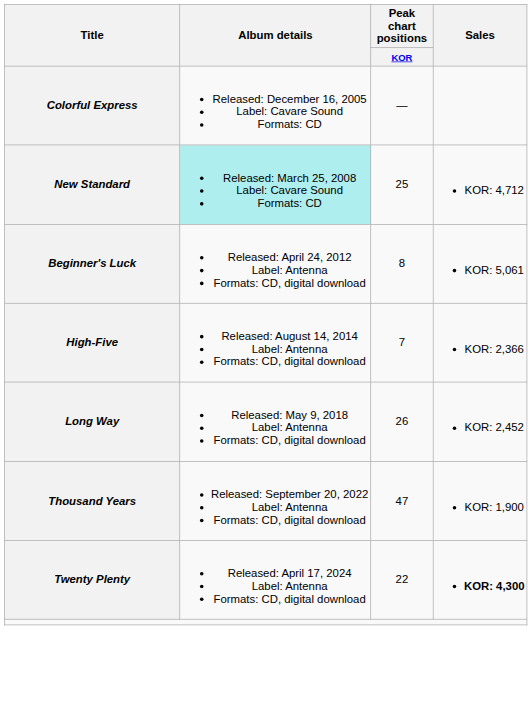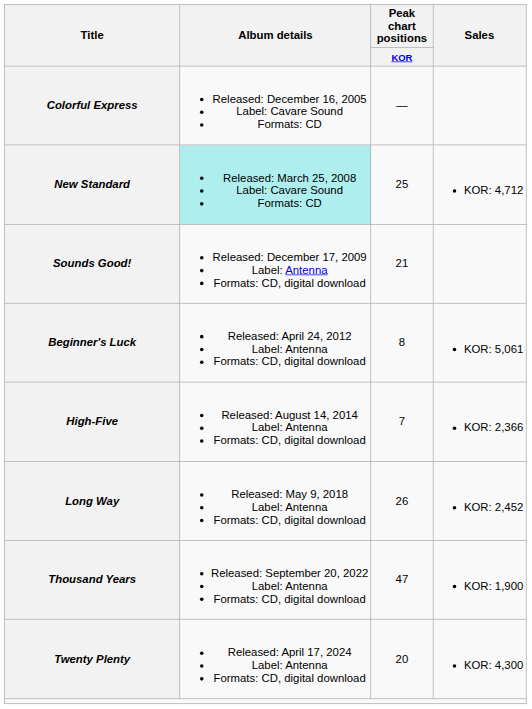+ row: (92, 263)
(402, 580) 22 -> (402, 659) 20
(480, 586) bold -> (479, 665) normal
